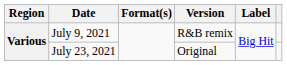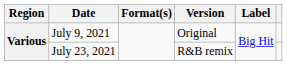(205, 32) R&B remix -> (197, 32) Original
(197, 51) Original -> (205, 51) R&B remix
